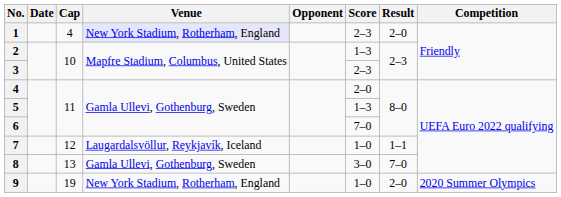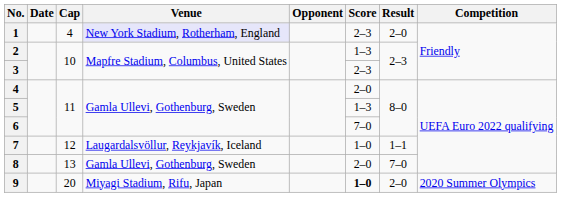(363, 164) 3–0 -> (363, 164) 2–0
(70, 182) 19 -> (70, 182) 20
(183, 182) New York Stadium, Rotherham, England -> (154, 182) Miyagi Stadium, Rifu, Japan
(363, 182) normal -> (363, 182) bold
